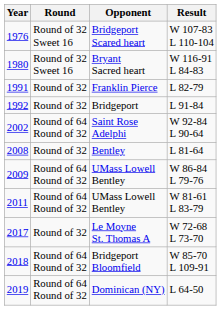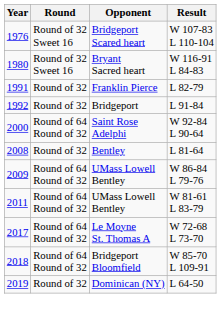(18, 128) 2002 -> (18, 128) 2000
(60, 232) Round of 32 -> (60, 232) Round of 64 Round of 32
(60, 290) Round of 64 Round of 32 -> (60, 284) Round of 32
